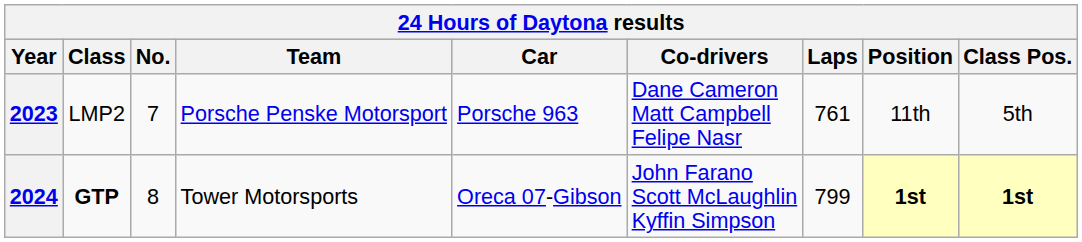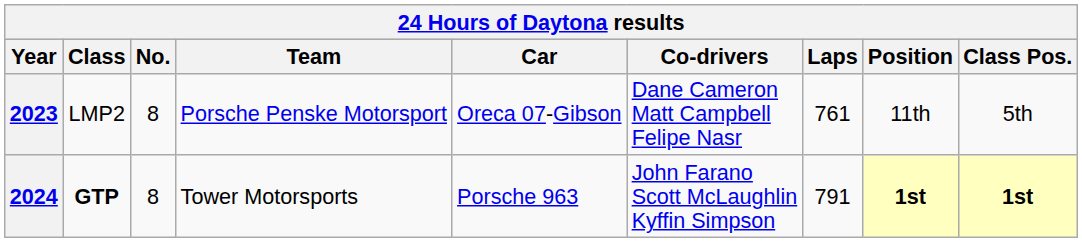(153, 114) 7 -> (153, 114) 8
(518, 114) Porsche 963 -> (539, 114) Oreca 07-Gibson
(539, 197) Oreca 07-Gibson -> (518, 197) Porsche 963
(833, 197) 799 -> (833, 197) 791
